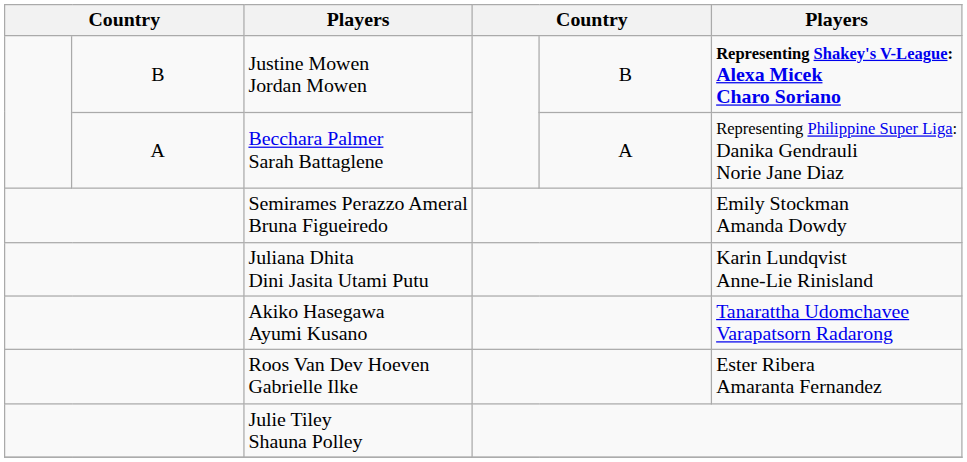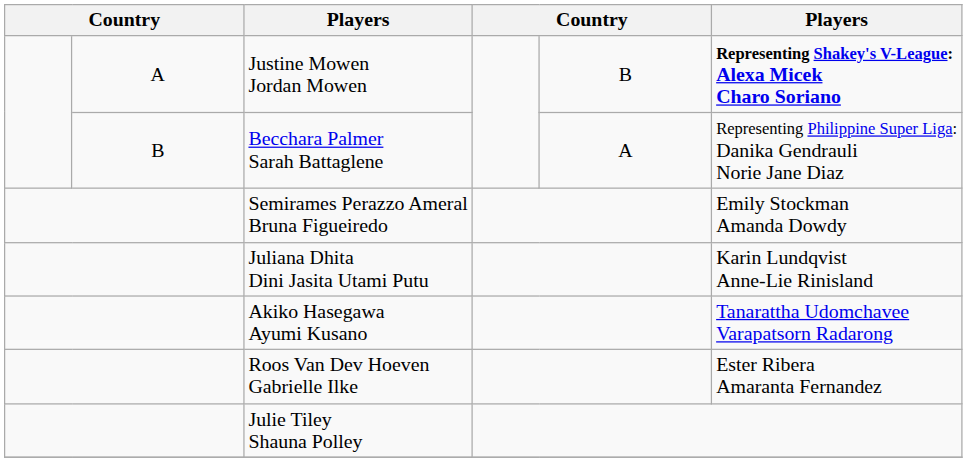(158, 74) B -> (158, 74) A
(158, 150) A -> (158, 150) B
